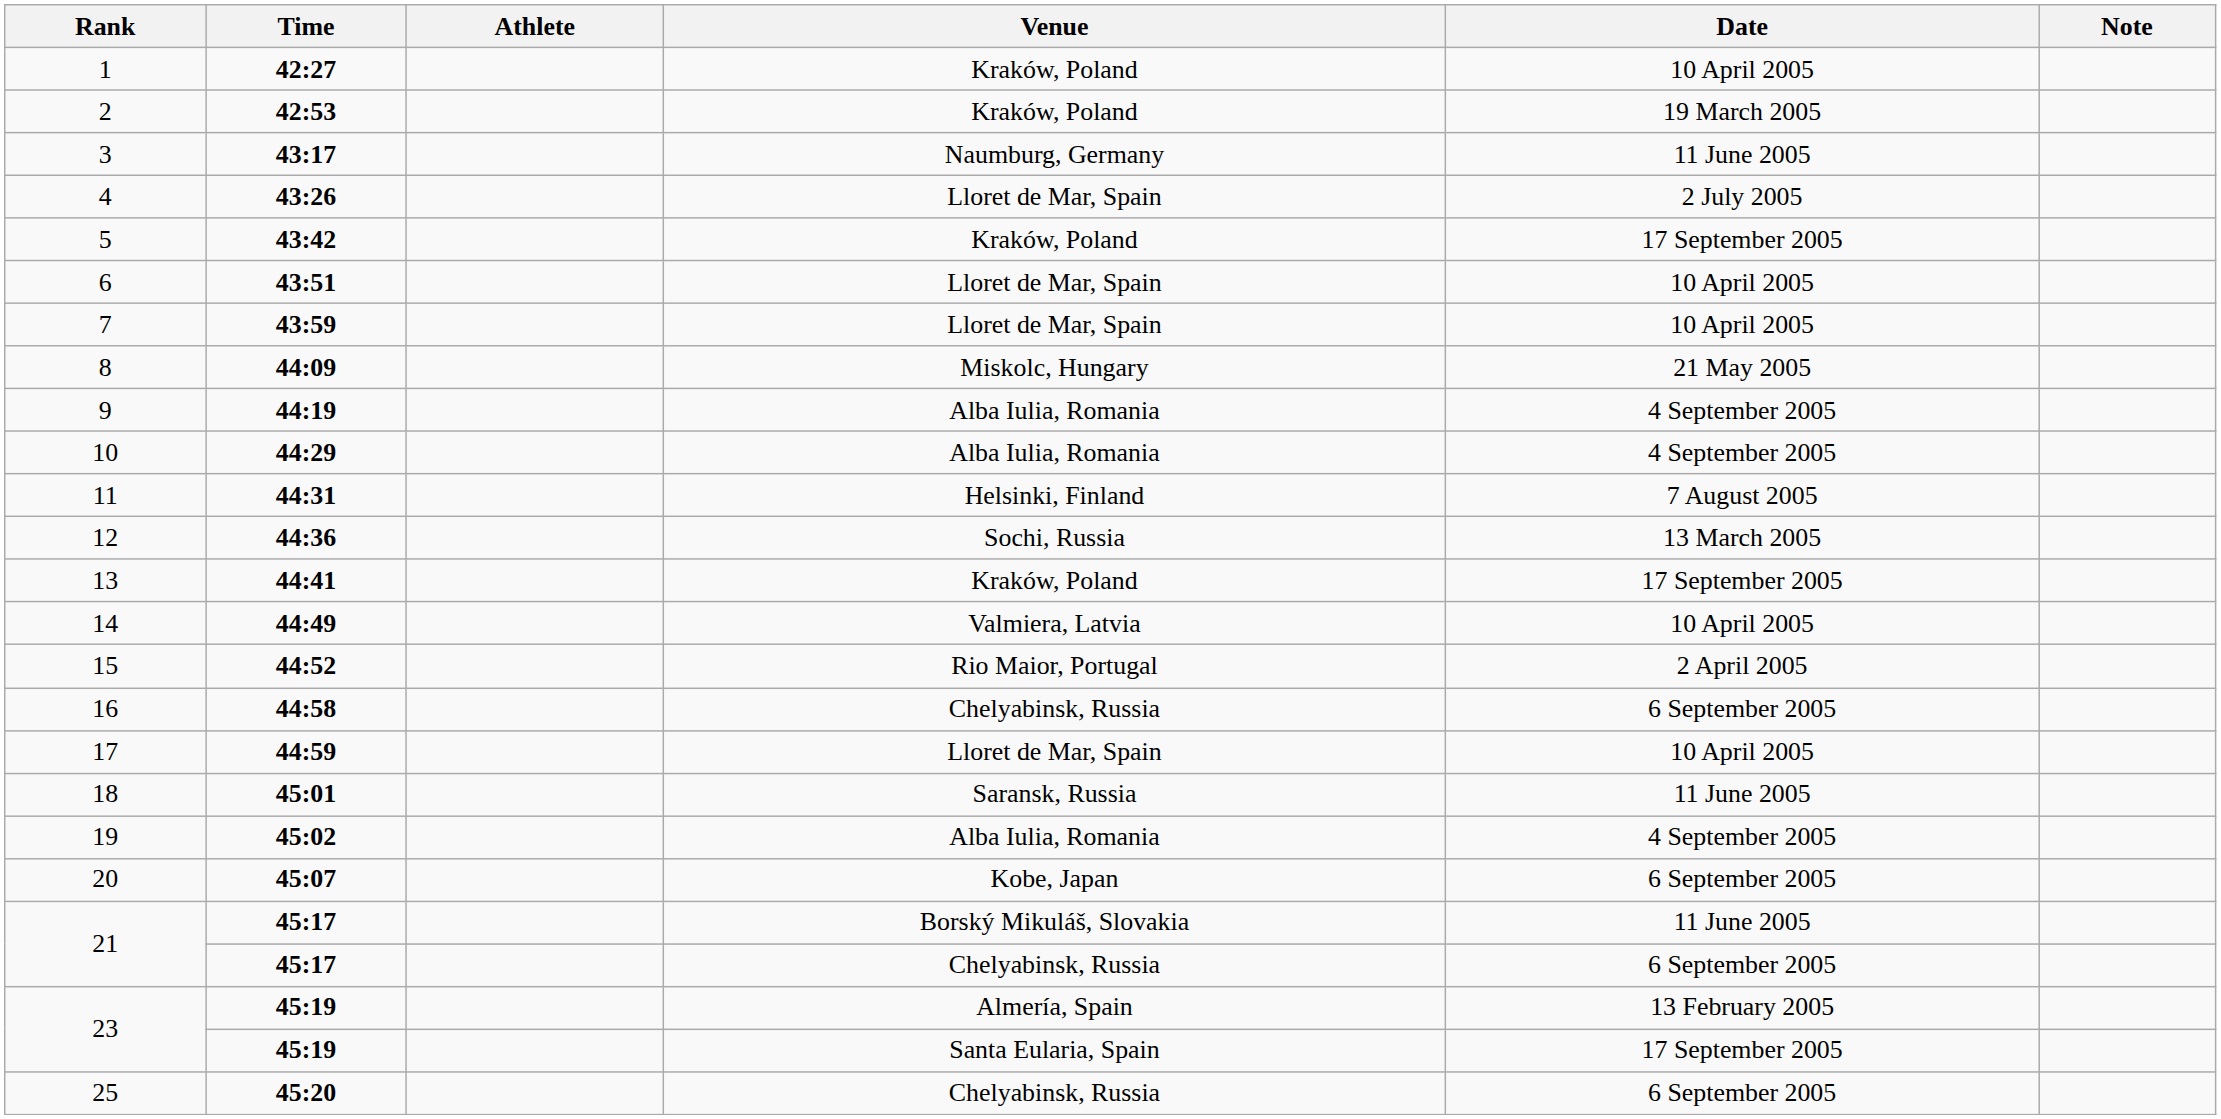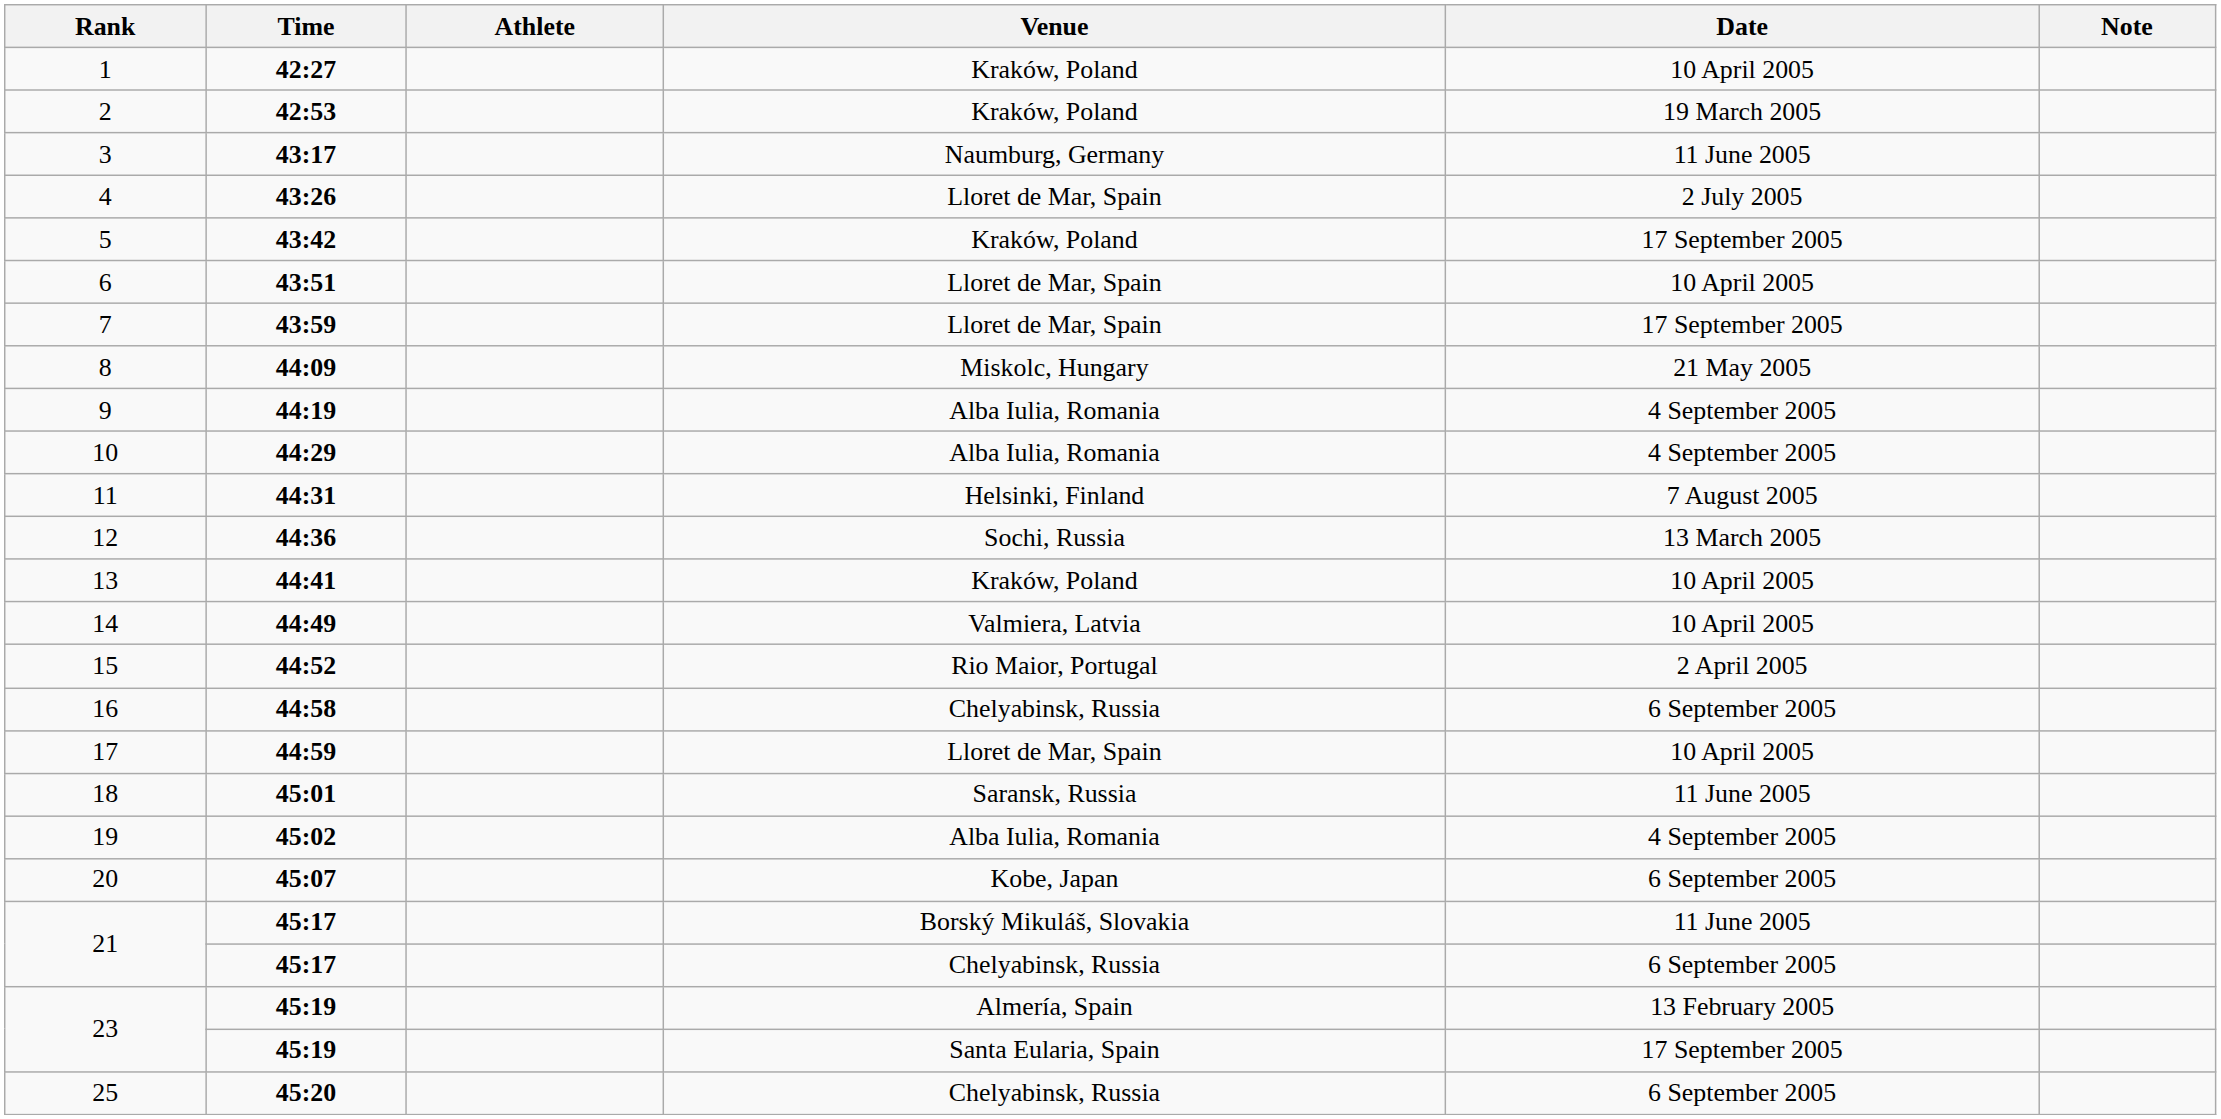(1742, 324) 10 April 2005 -> (1742, 324) 17 September 2005
(1742, 580) 17 September 2005 -> (1742, 580) 10 April 2005
